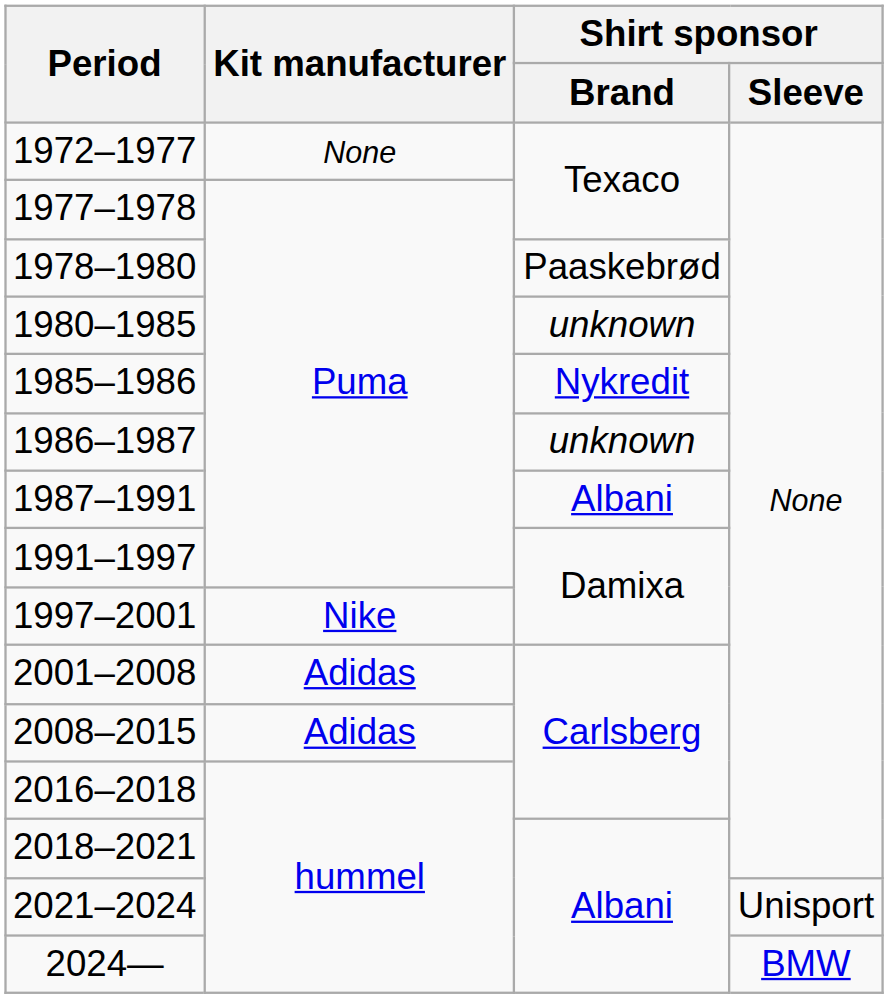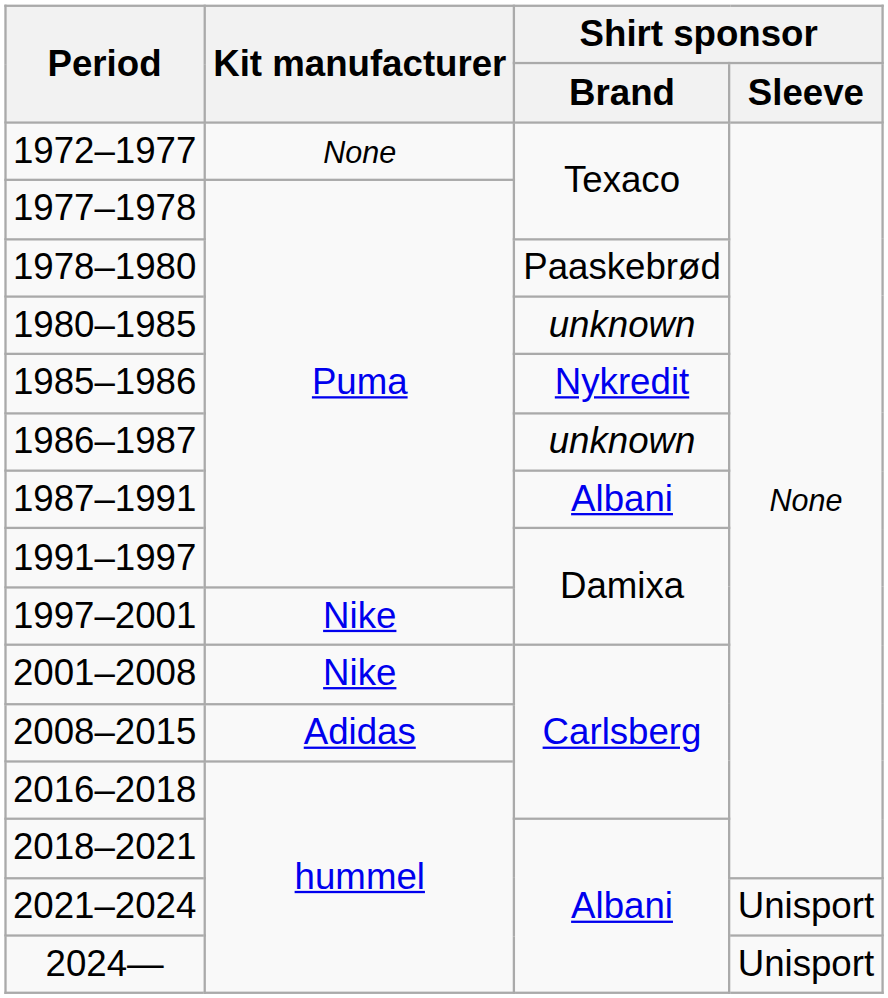(360, 673) Adidas -> (360, 673) Nike
(806, 963) BMW -> (806, 963) Unisport
